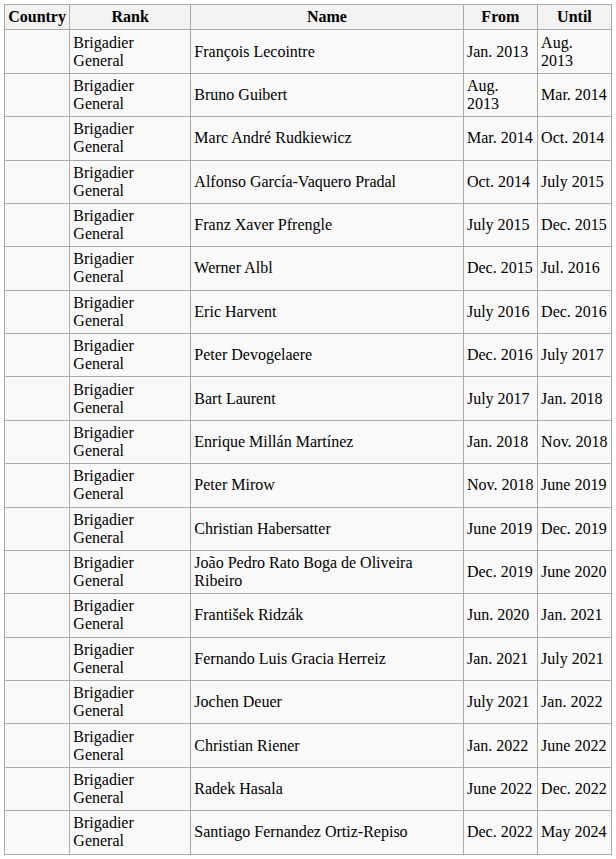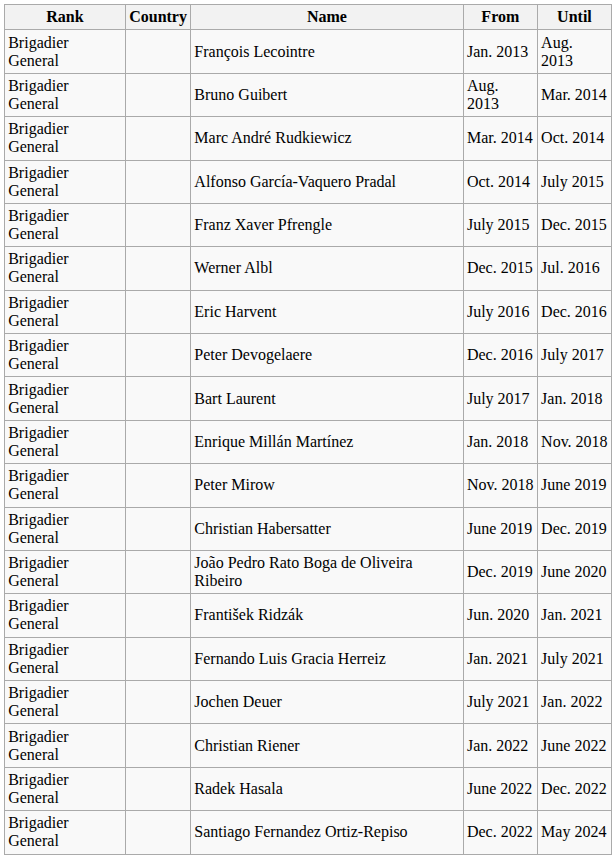columns swapped: (37, 17) <-> (130, 17)
